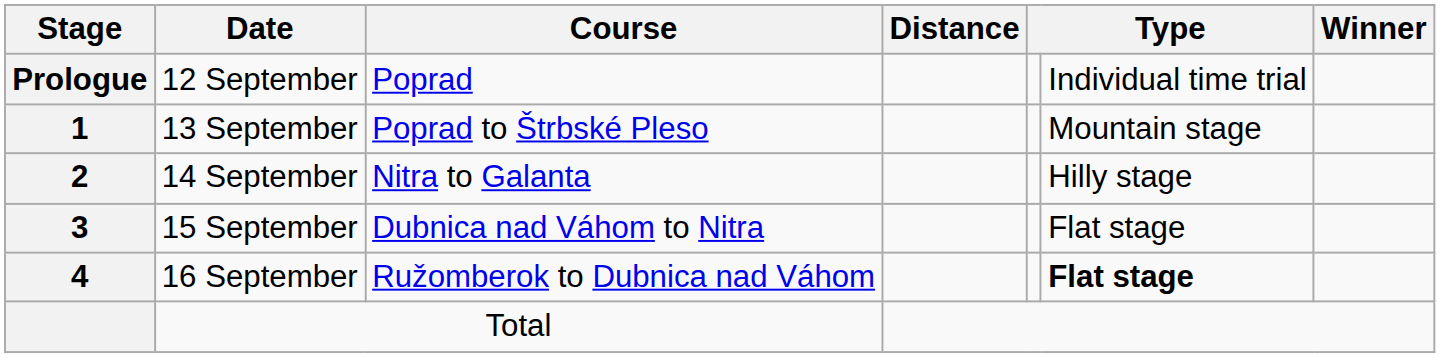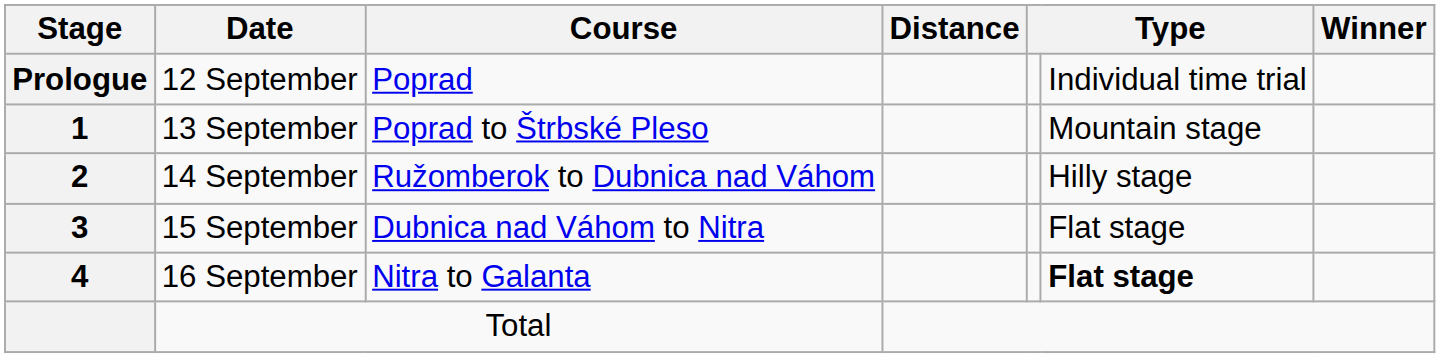(481, 177) Nitra to Galanta -> (624, 177) Ružomberok to Dubnica nad Váhom
(624, 276) Ružomberok to Dubnica nad Váhom -> (481, 276) Nitra to Galanta
